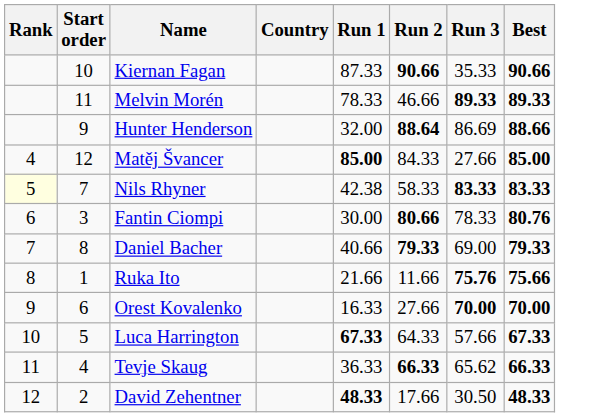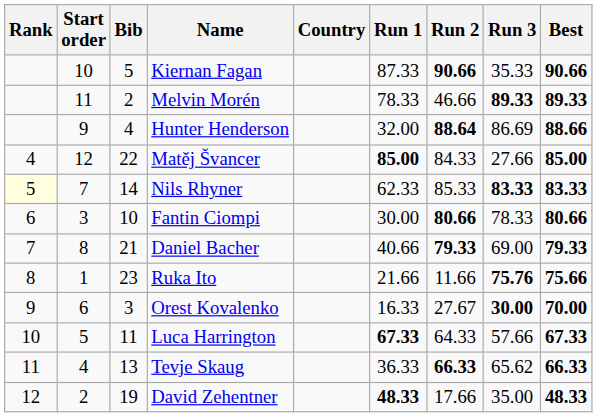+ column: (129, 29)
(361, 188) 42.38 -> (398, 188) 62.33
(418, 188) 58.33 -> (455, 188) 85.33
(529, 218) 80.76 -> (566, 218) 80.66
(418, 307) 27.66 -> (455, 307) 27.67
(475, 307) 70.00 -> (512, 307) 30.00
(475, 396) 30.50 -> (512, 396) 35.00
